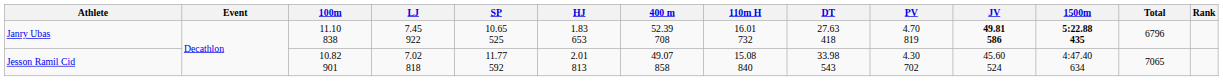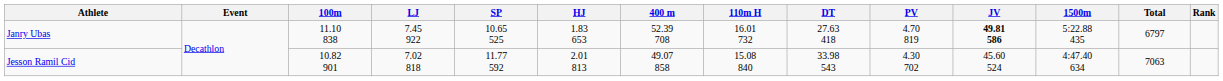(1077, 34) bold -> (1077, 34) normal
(1155, 34) 6796 -> (1155, 34) 6797
(1155, 62) 7065 -> (1155, 62) 7063
